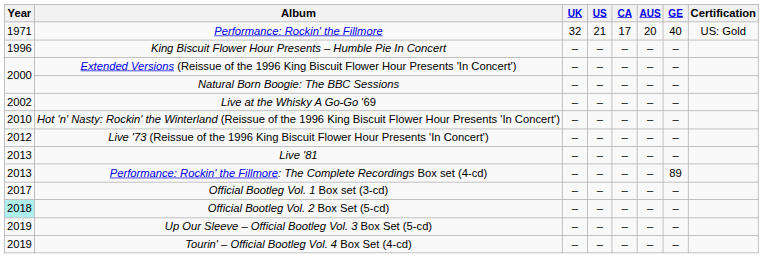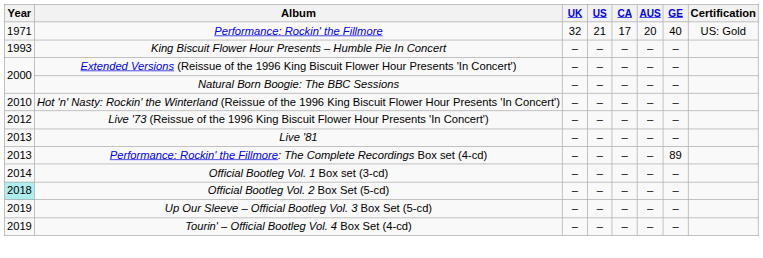(19, 48) 1996 -> (19, 48) 1993
- row: (298, 102)
(19, 191) 2017 -> (19, 173) 2014
